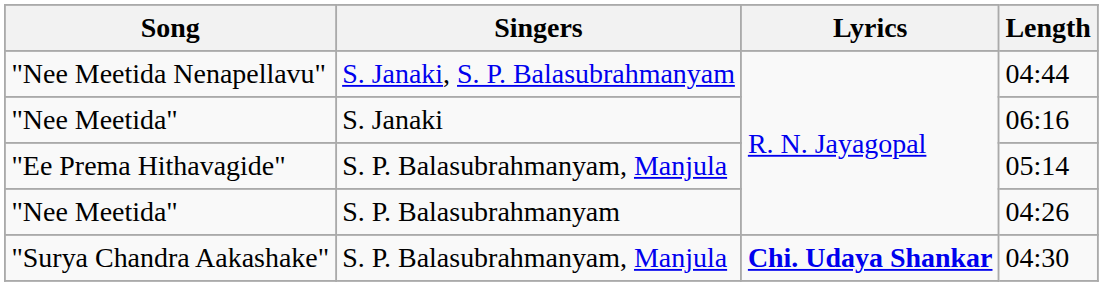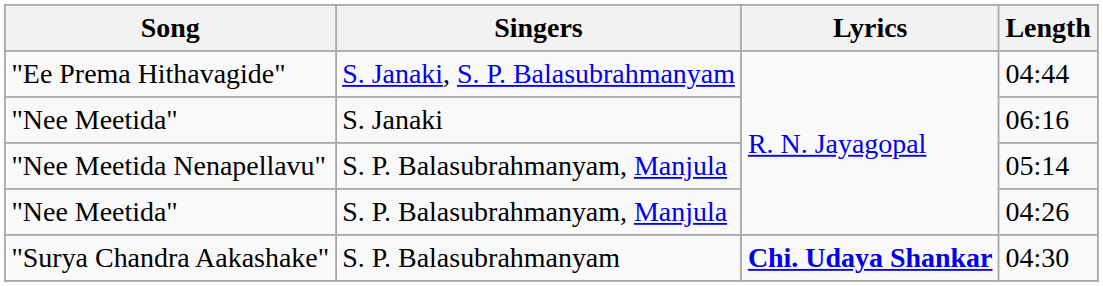(169, 73) "Nee Meetida Nenapellavu" -> (149, 73) "Ee Prema Hithavagide"
(149, 166) "Ee Prema Hithavagide" -> (169, 166) "Nee Meetida Nenapellavu"
(481, 212) S. P. Balasubrahmanyam -> (535, 212) S. P. Balasubrahmanyam, Manjula
(535, 258) S. P. Balasubrahmanyam, Manjula -> (481, 258) S. P. Balasubrahmanyam
